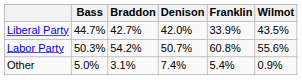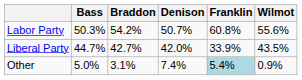rows swapped: (35, 48) <-> (38, 30)
(222, 65) no background -> (222, 65) lightblue background
